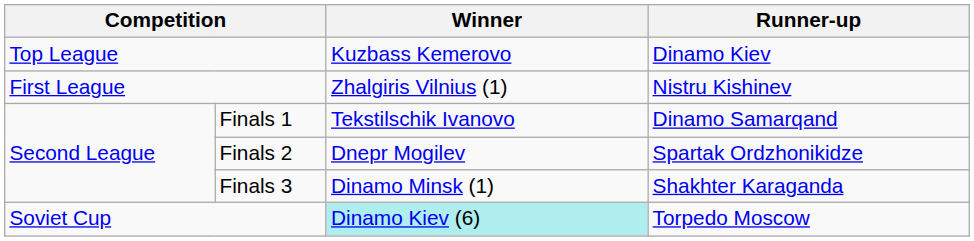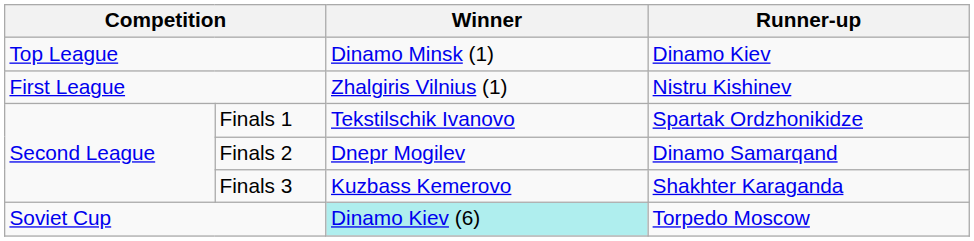(421, 53) Kuzbass Kemerovo -> (413, 53) Dinamo Minsk (1)
(745, 119) Dinamo Samarqand -> (758, 119) Spartak Ordzhonikidze
(758, 152) Spartak Ordzhonikidze -> (745, 152) Dinamo Samarqand
(413, 185) Dinamo Minsk (1) -> (421, 185) Kuzbass Kemerovo
